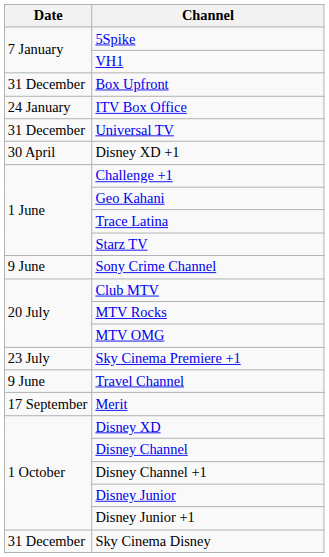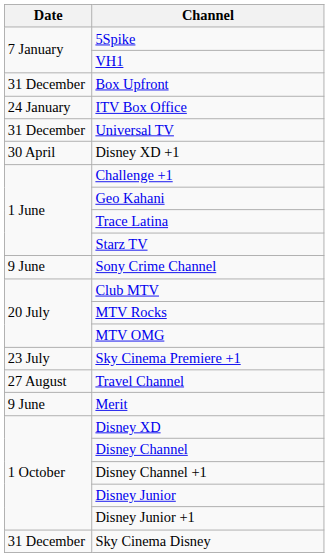(26, 381) 9 June -> (37, 381) 27 August
(48, 404) 17 September -> (26, 404) 9 June
